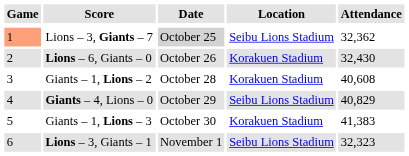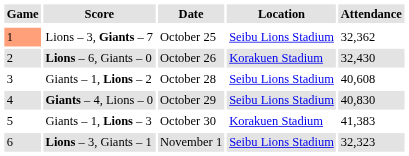(188, 37) lightgrey background -> (188, 37) no background
(276, 79) Korakuen Stadium -> (281, 79) Seibu Lions Stadium
(358, 100) 40,829 -> (358, 100) 40,830
